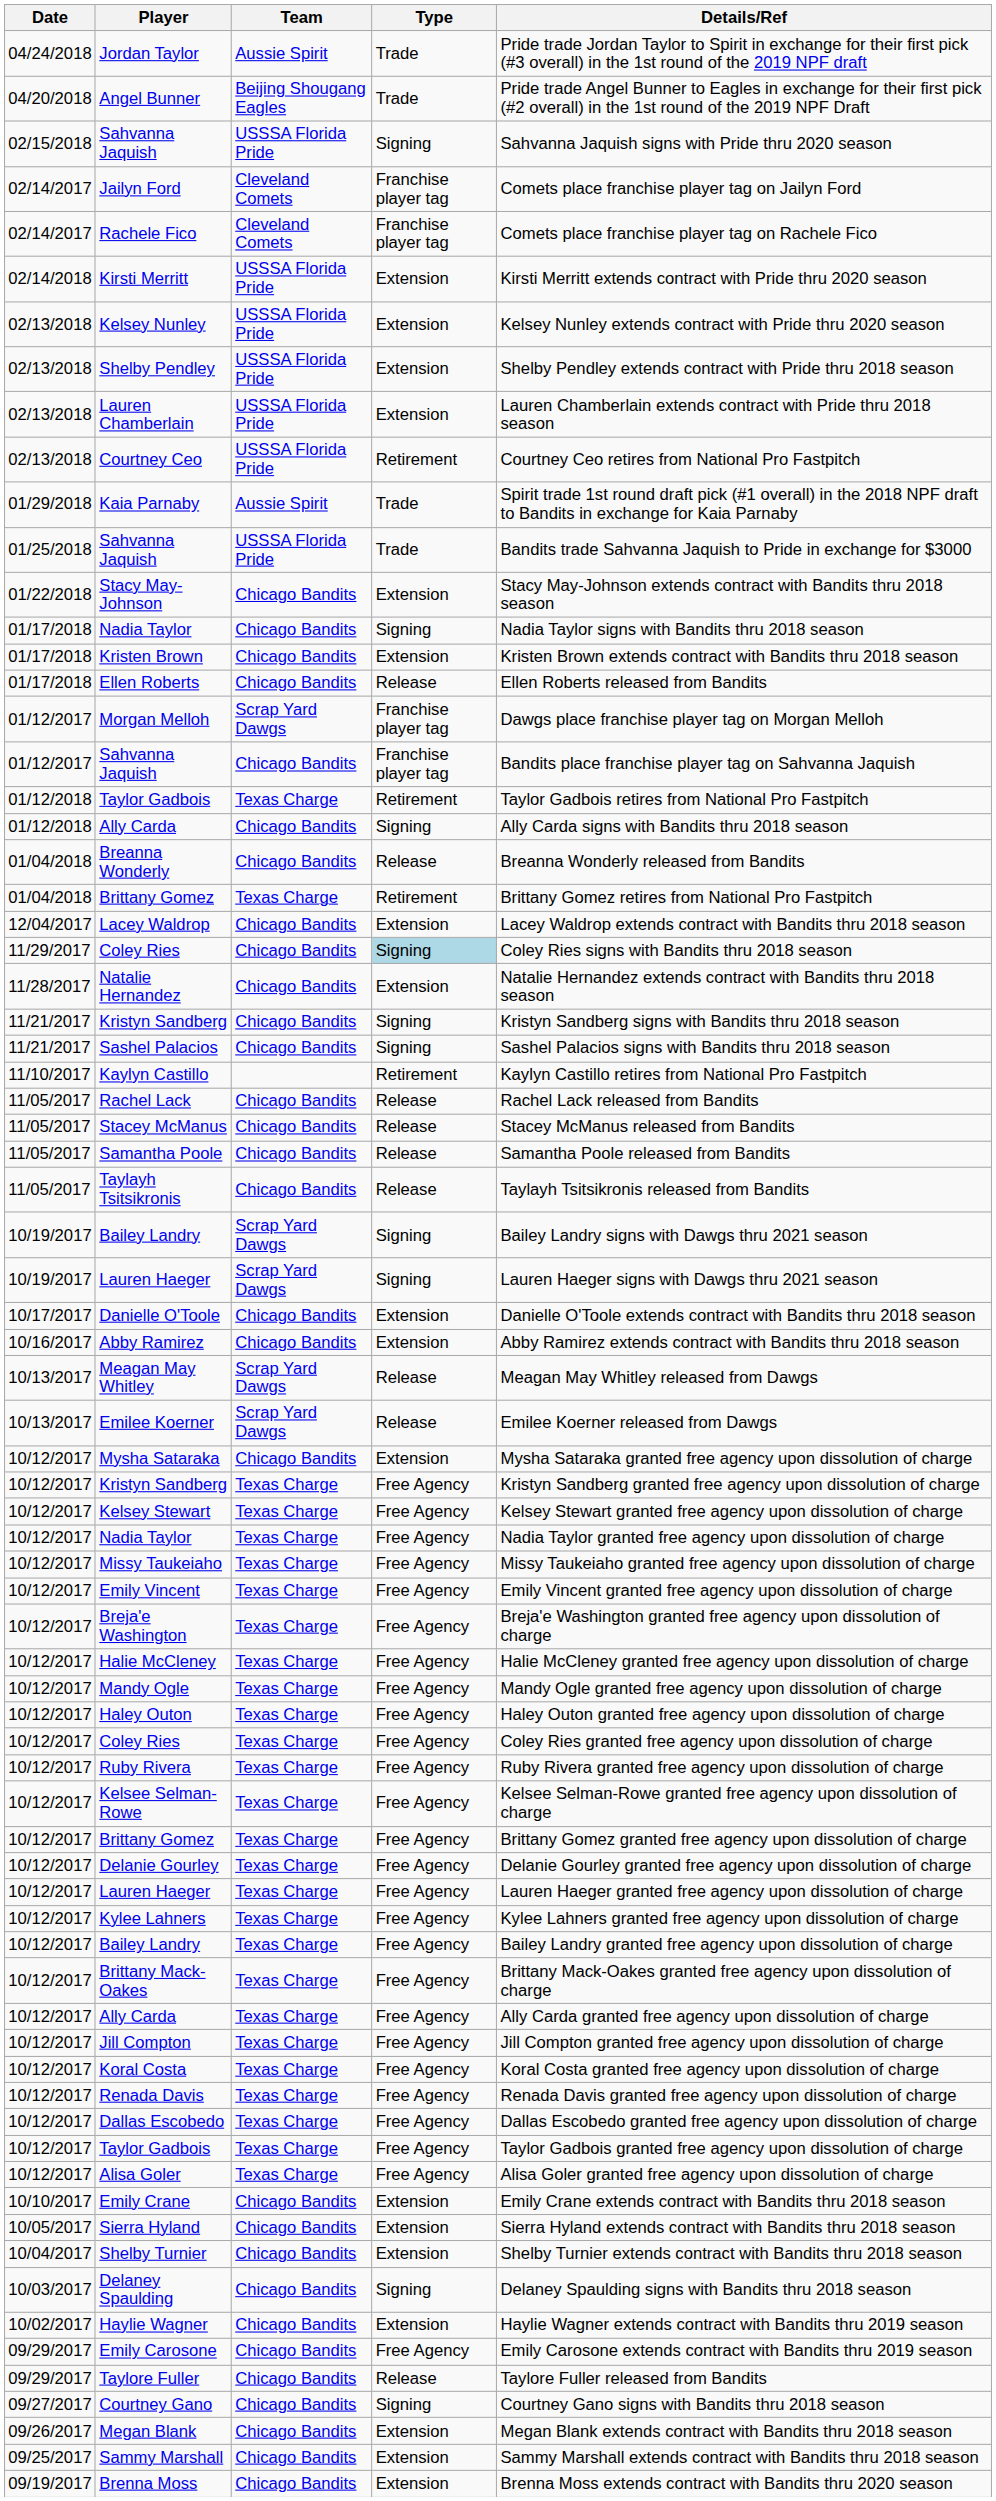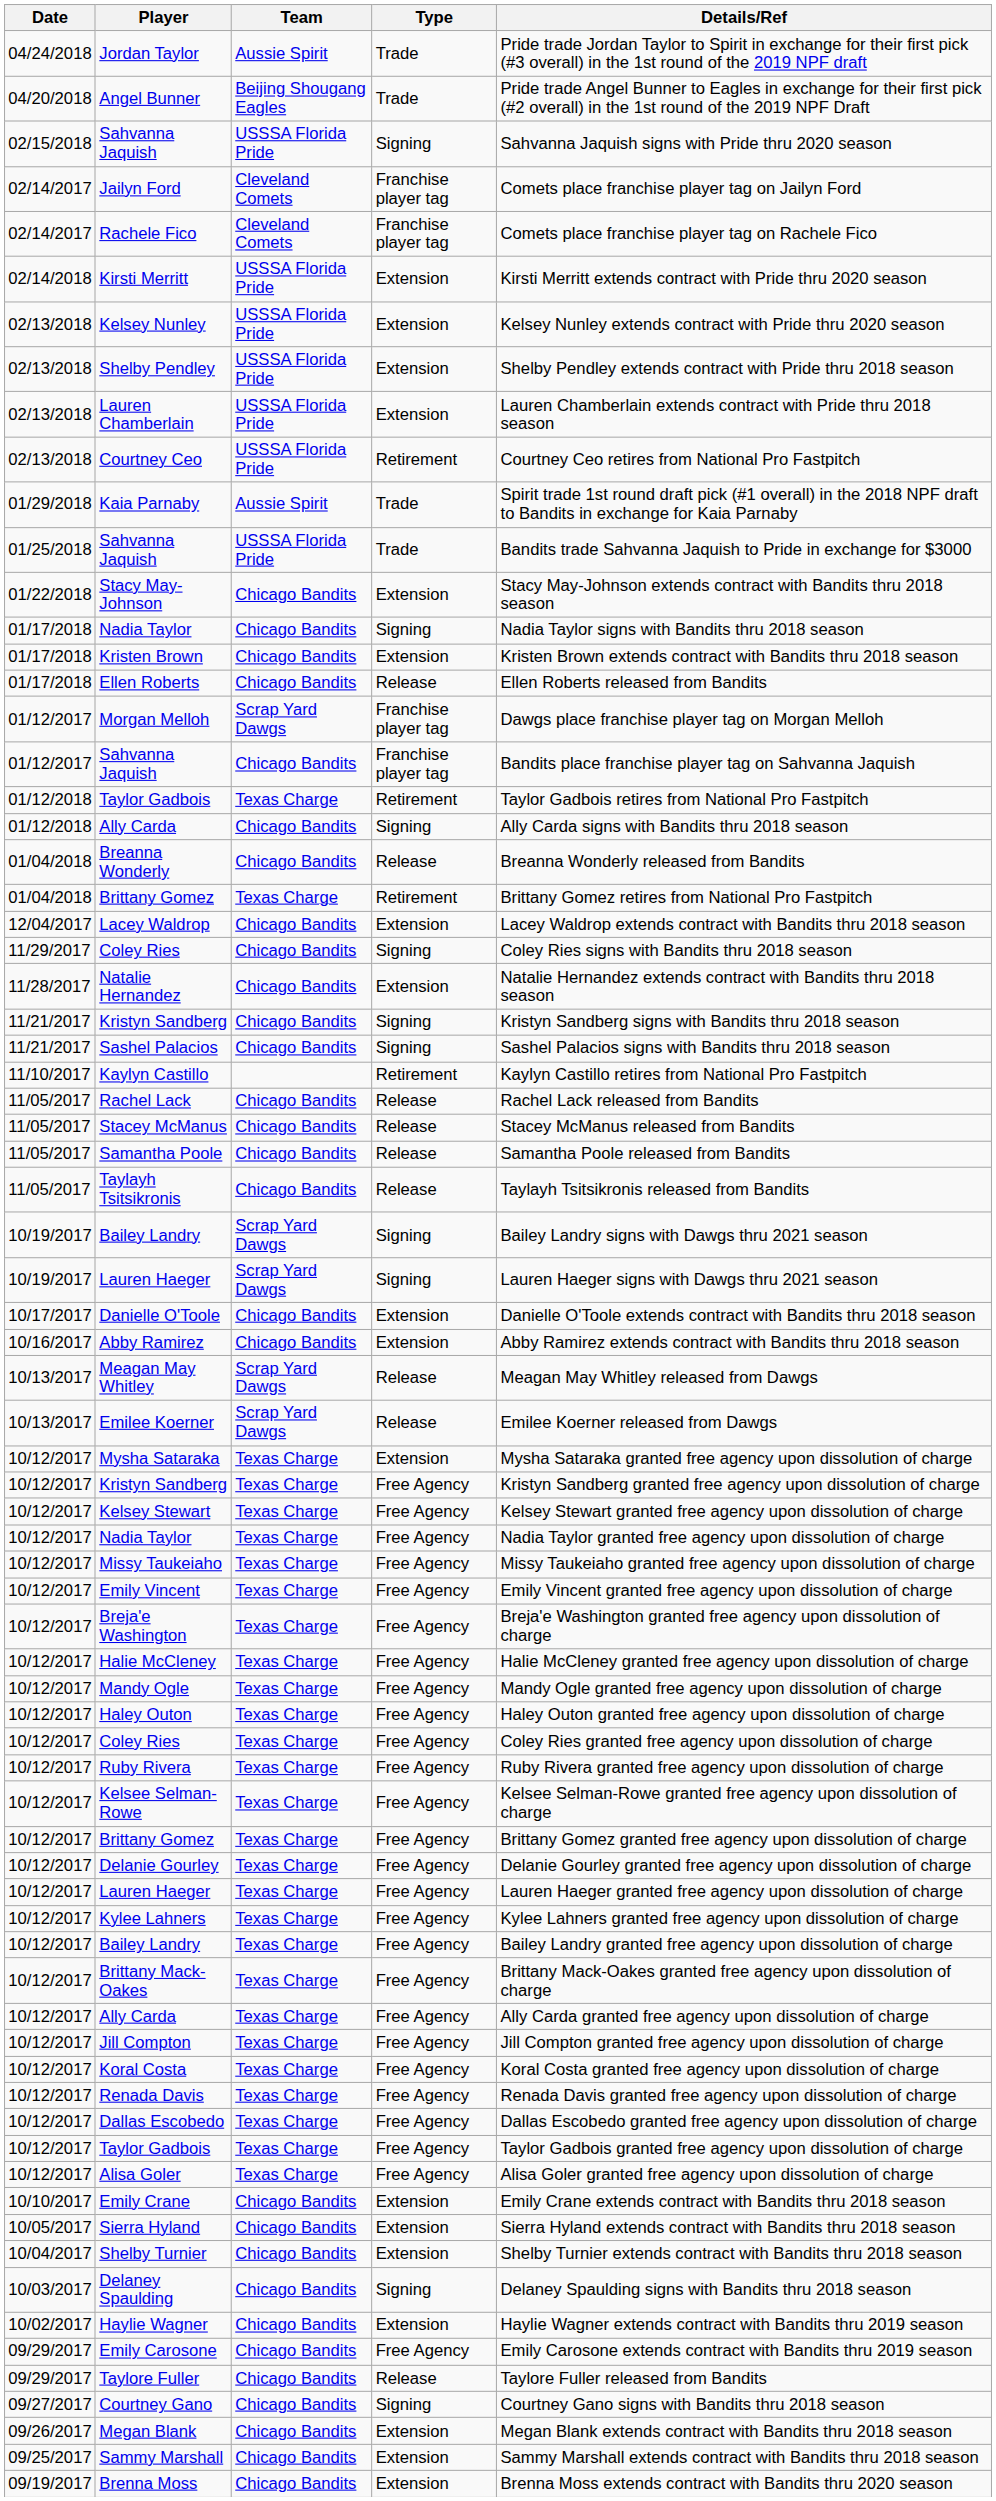(403, 950) lightblue background -> (403, 950) no background
(296, 1458) Chicago Bandits -> (287, 1458) Texas Charge
